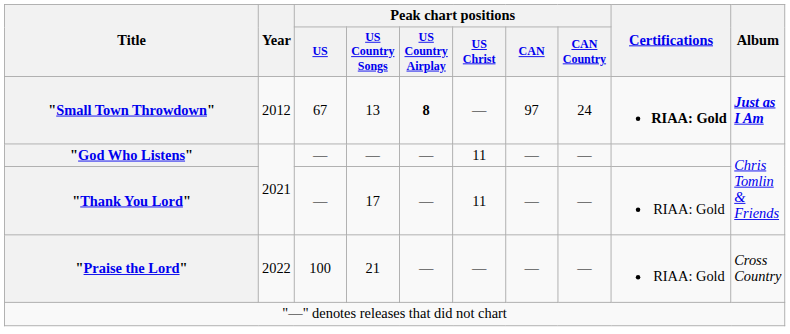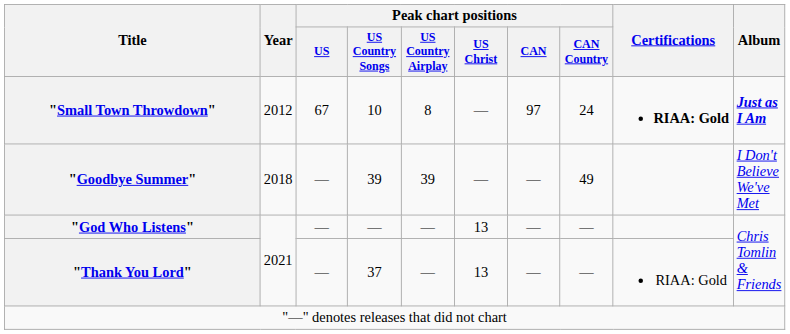(373, 110) 13 -> (374, 110) 10
(426, 110) bold -> (428, 110) normal
+ row: (132, 179)
(479, 155) 11 -> (481, 226) 13
(373, 200) 17 -> (374, 272) 37
(479, 200) 11 -> (481, 272) 13
- row: (132, 268)
